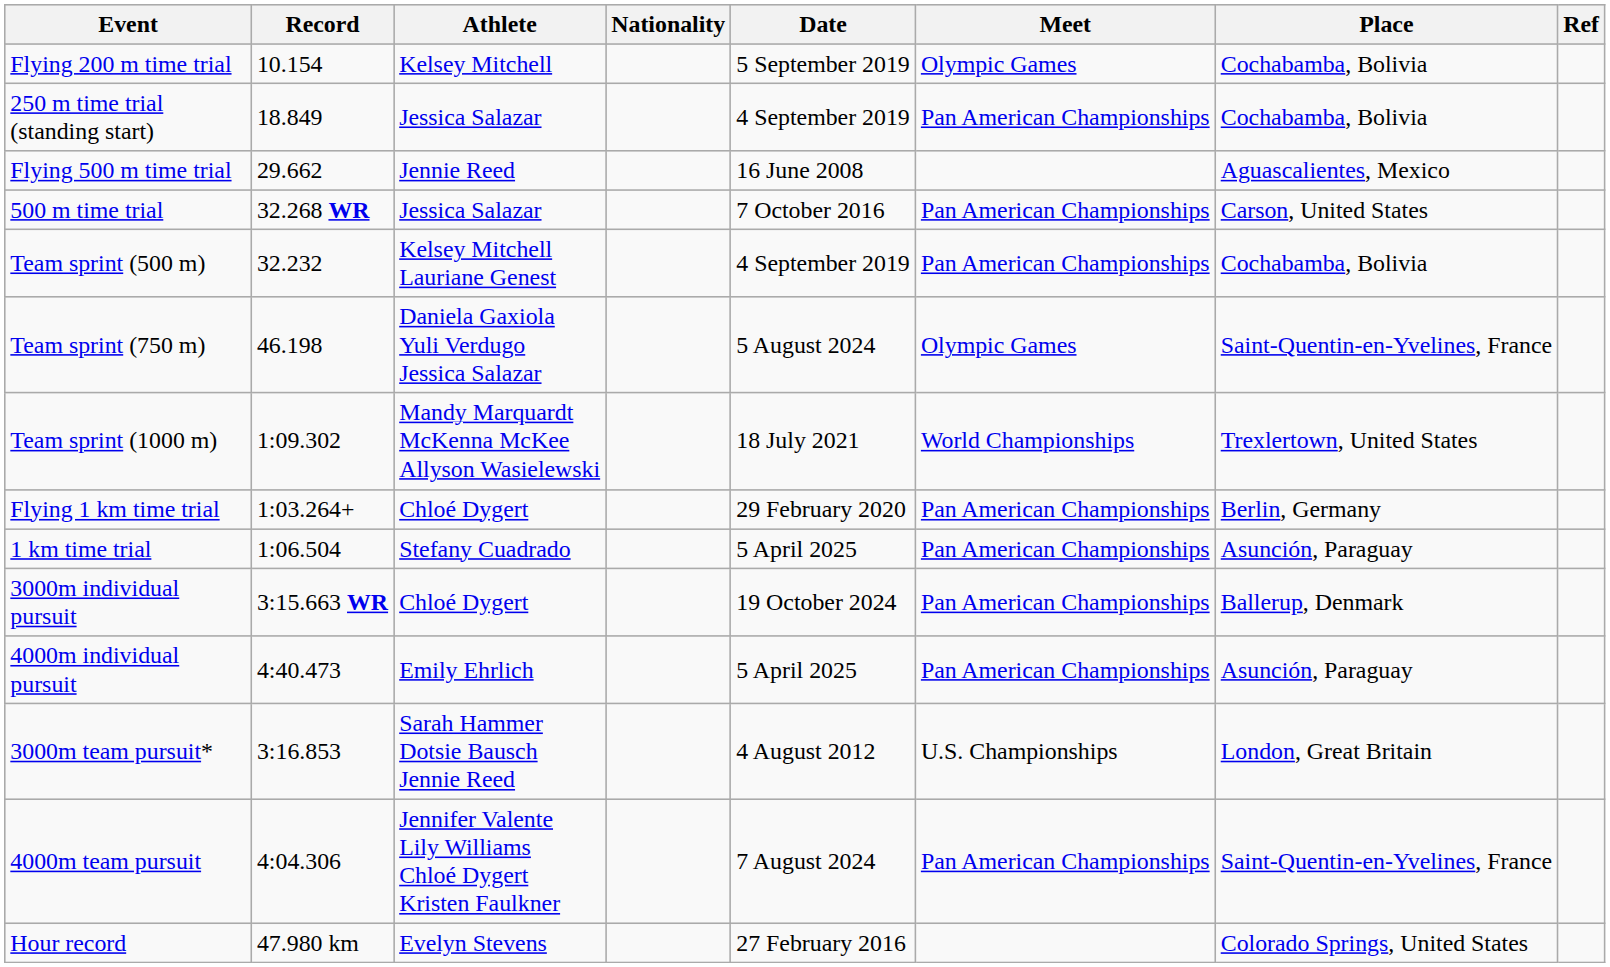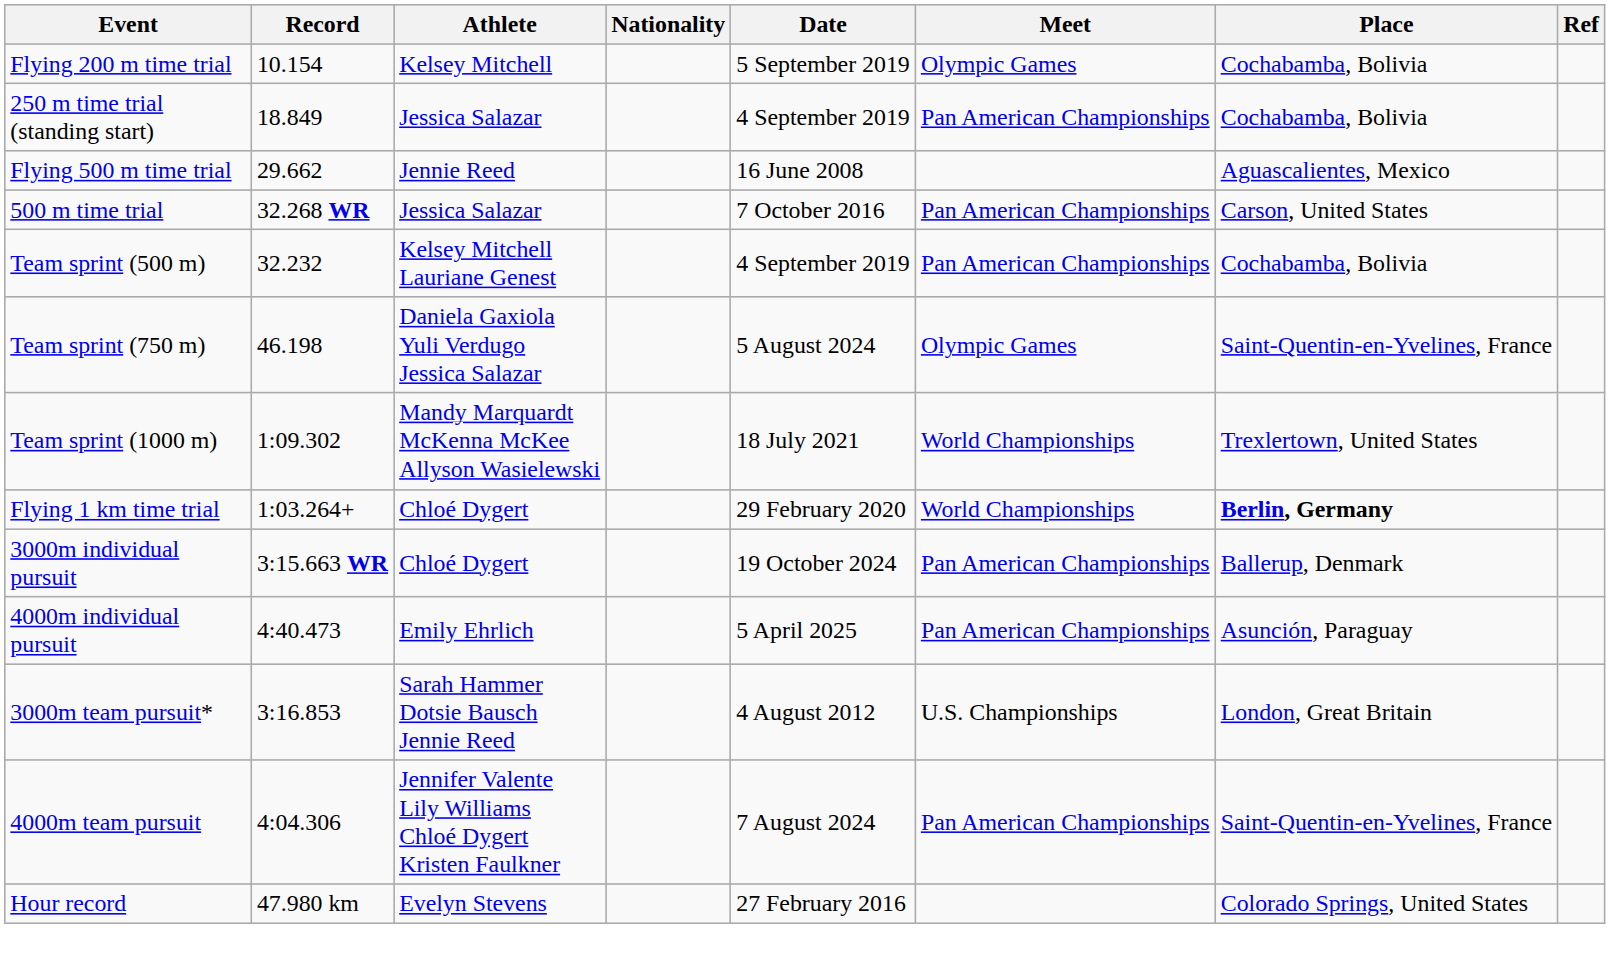(1065, 508) Pan American Championships -> (1028, 508) World Championships
(1301, 508) normal -> (1307, 508) bold
- row: (81, 548)
